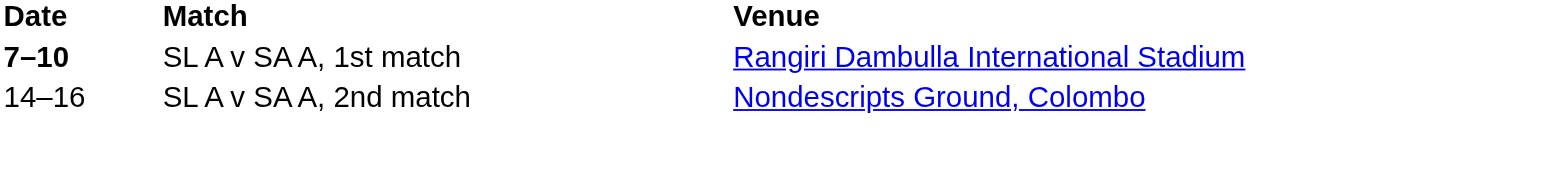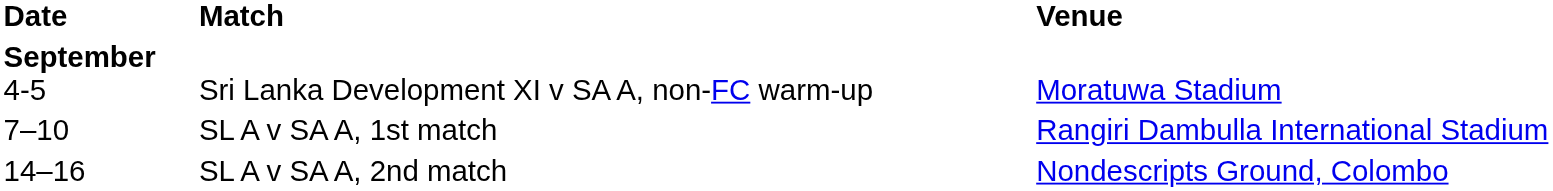+ row: (536, 90)
(36, 57) bold -> (36, 130) normal
